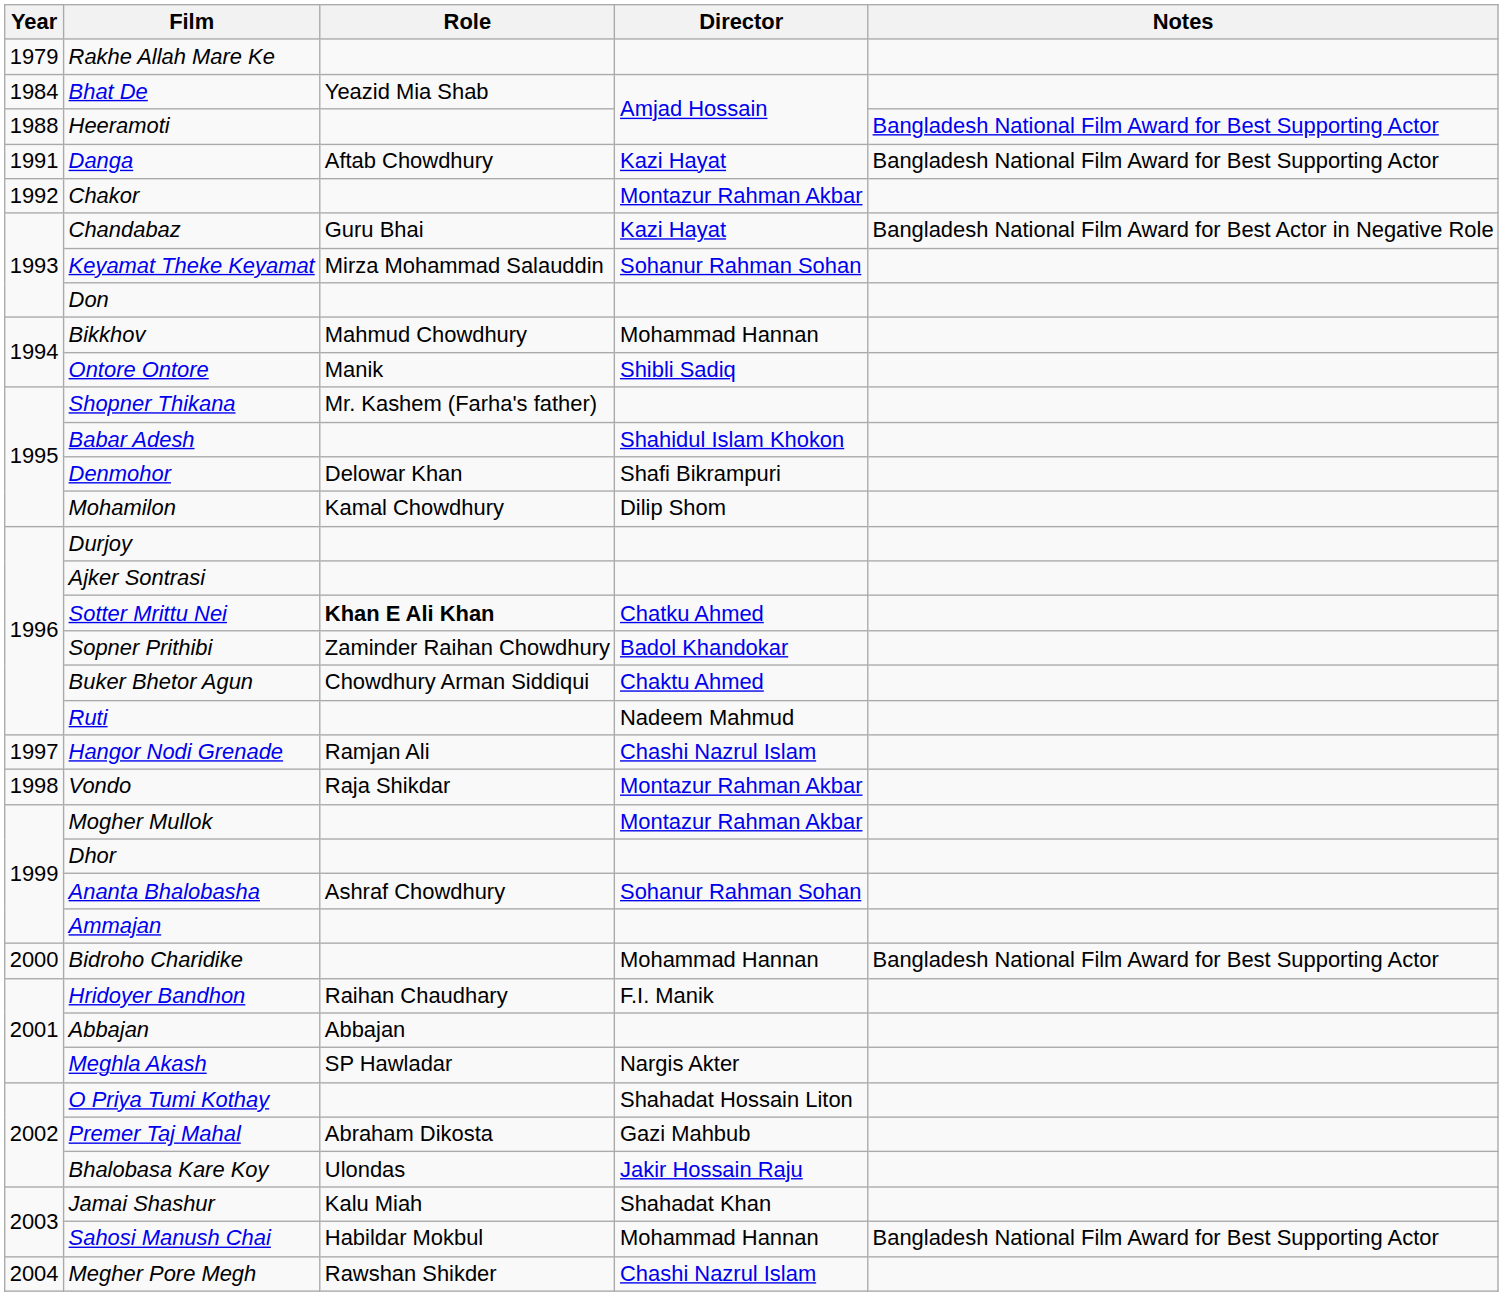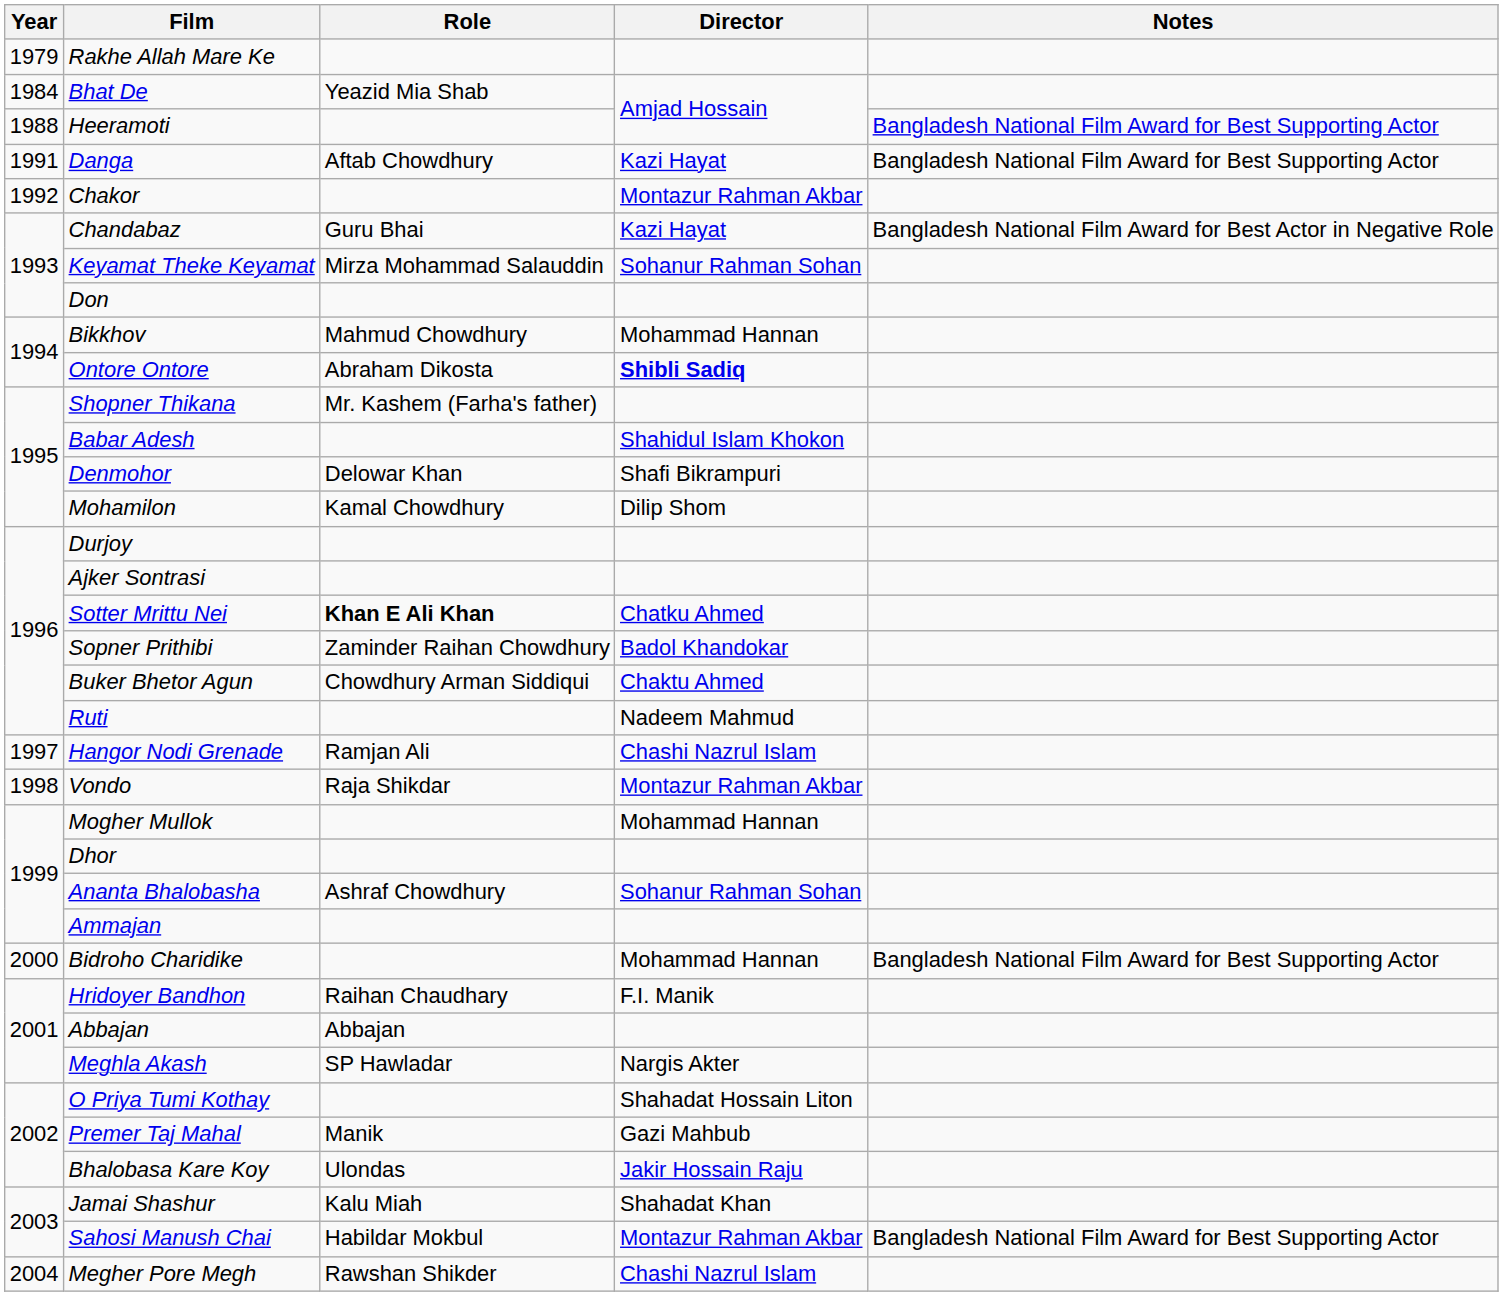(354, 369) Manik -> (409, 369) Abraham Dikosta
(678, 369) normal -> (683, 369) bold
(741, 821) Montazur Rahman Akbar -> (719, 821) Mohammad Hannan
(409, 1134) Abraham Dikosta -> (354, 1134) Manik
(719, 1238) Mohammad Hannan -> (741, 1238) Montazur Rahman Akbar
